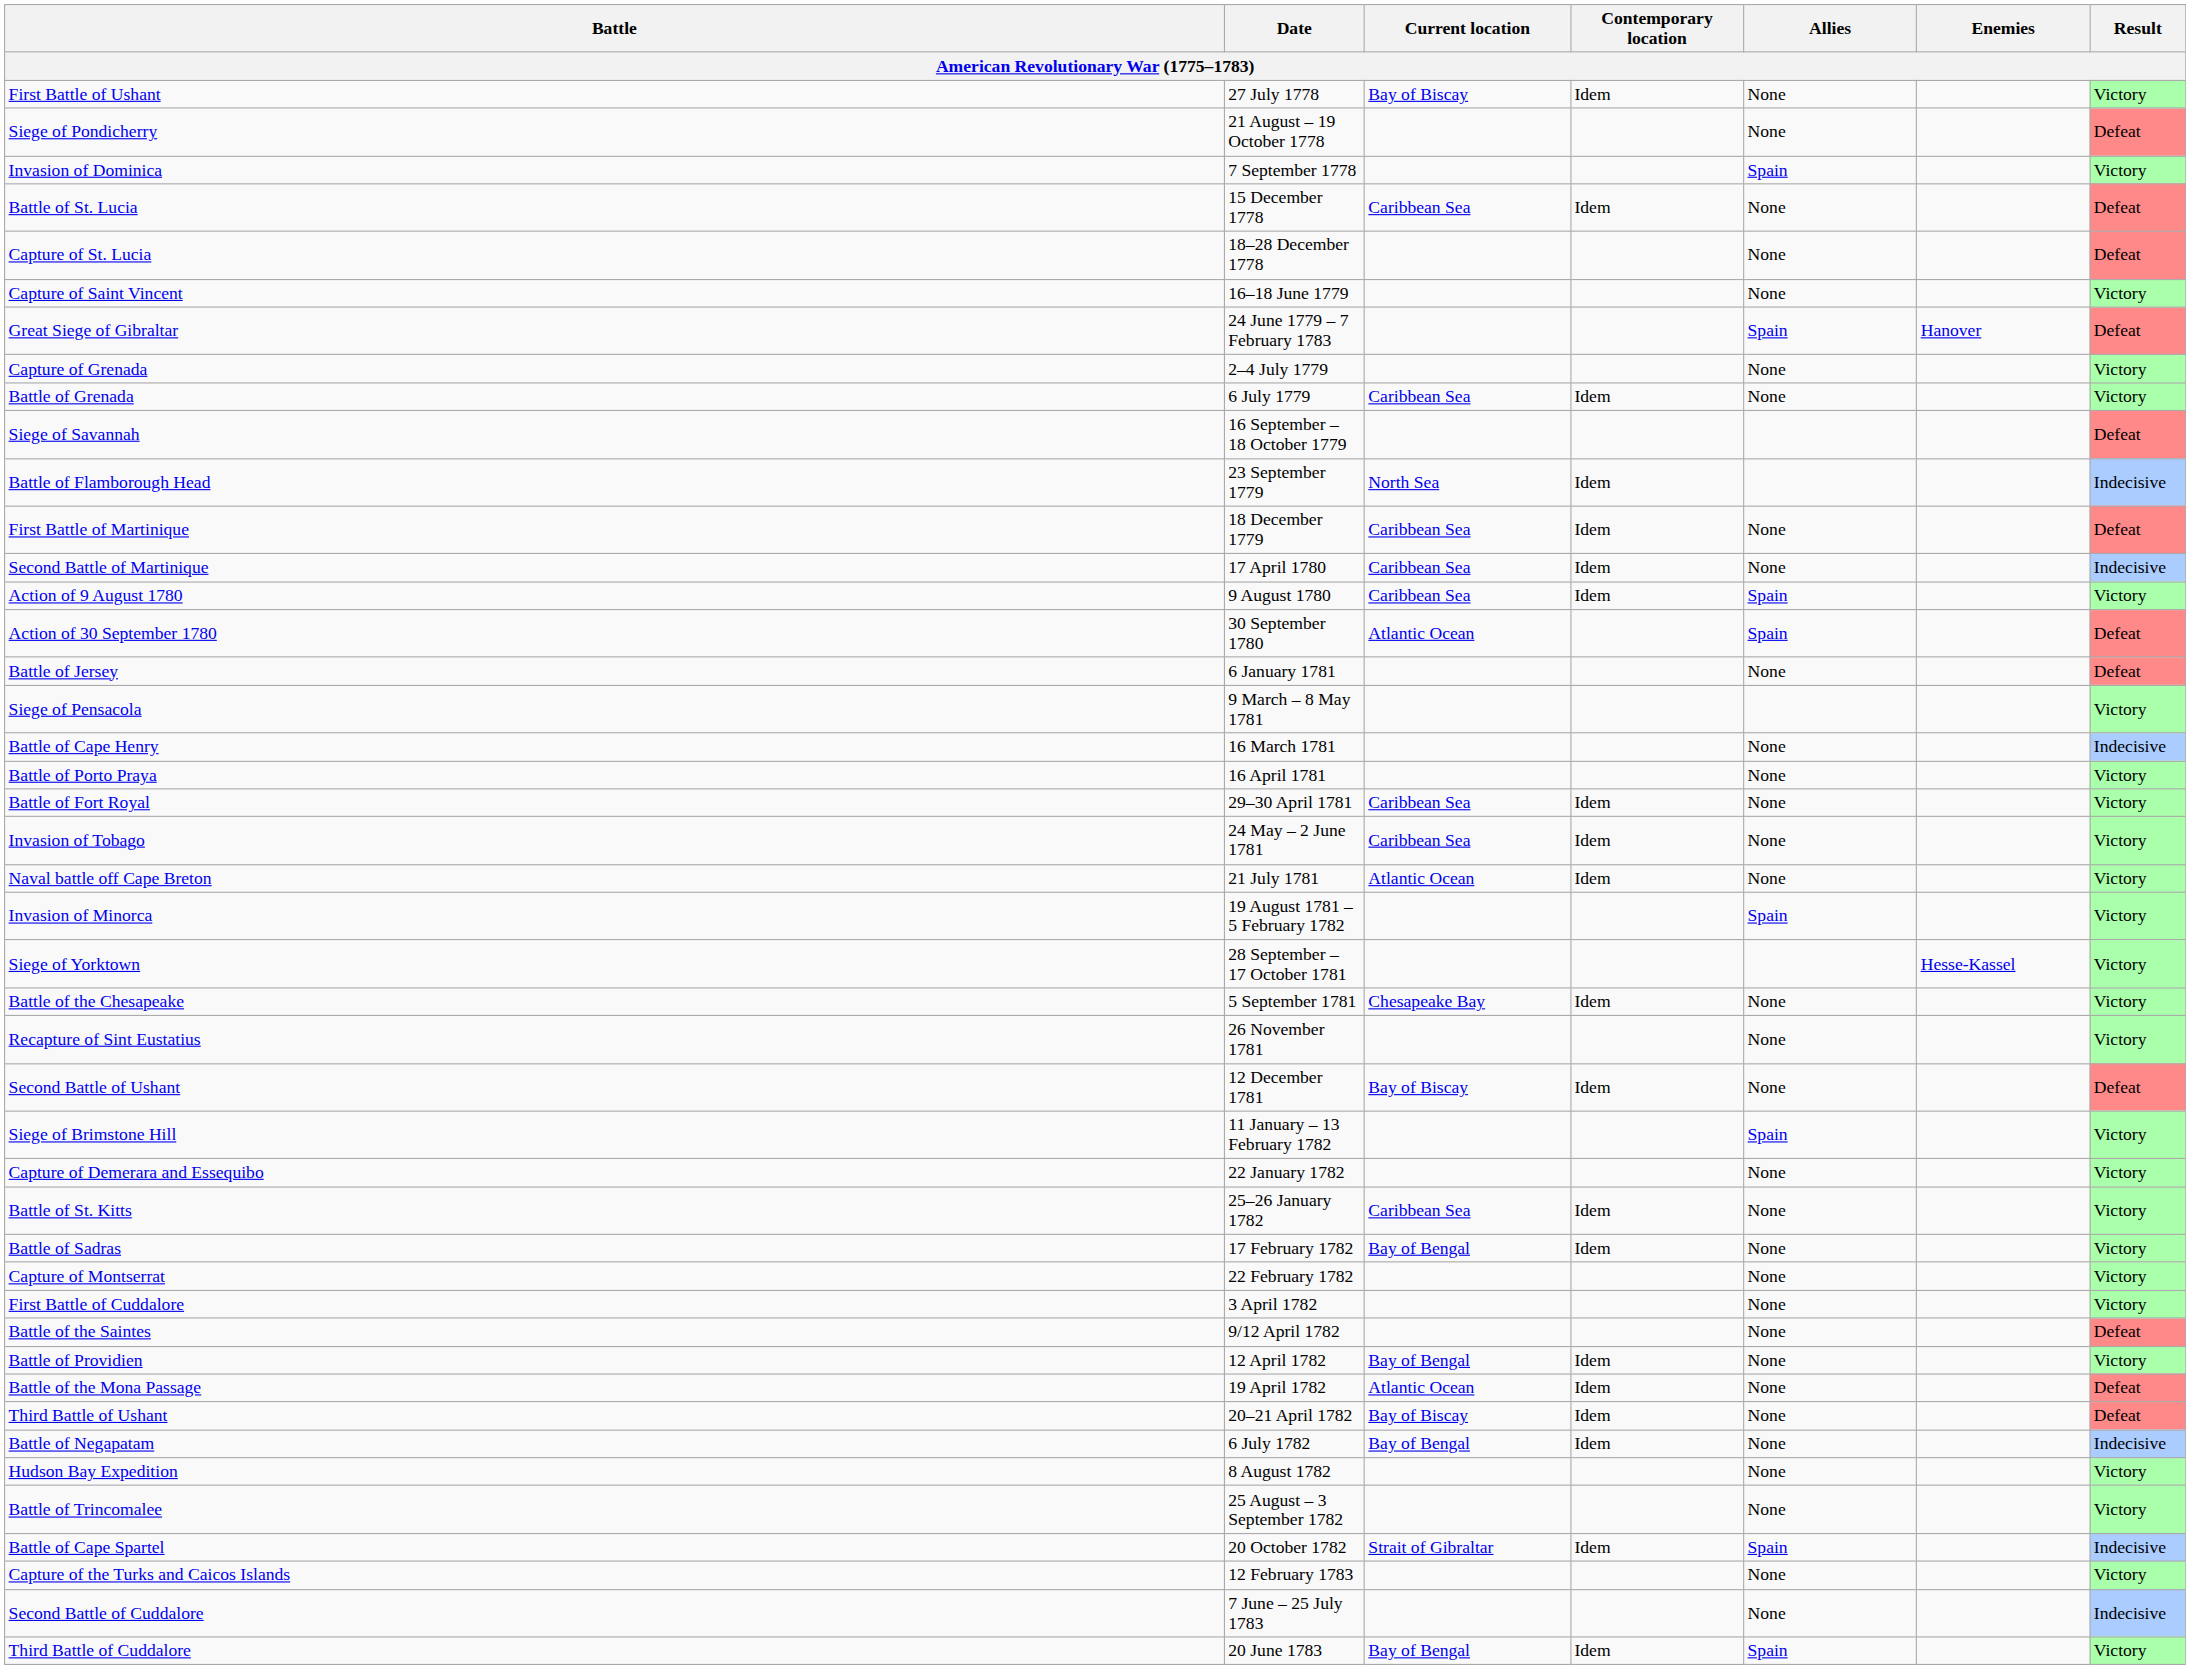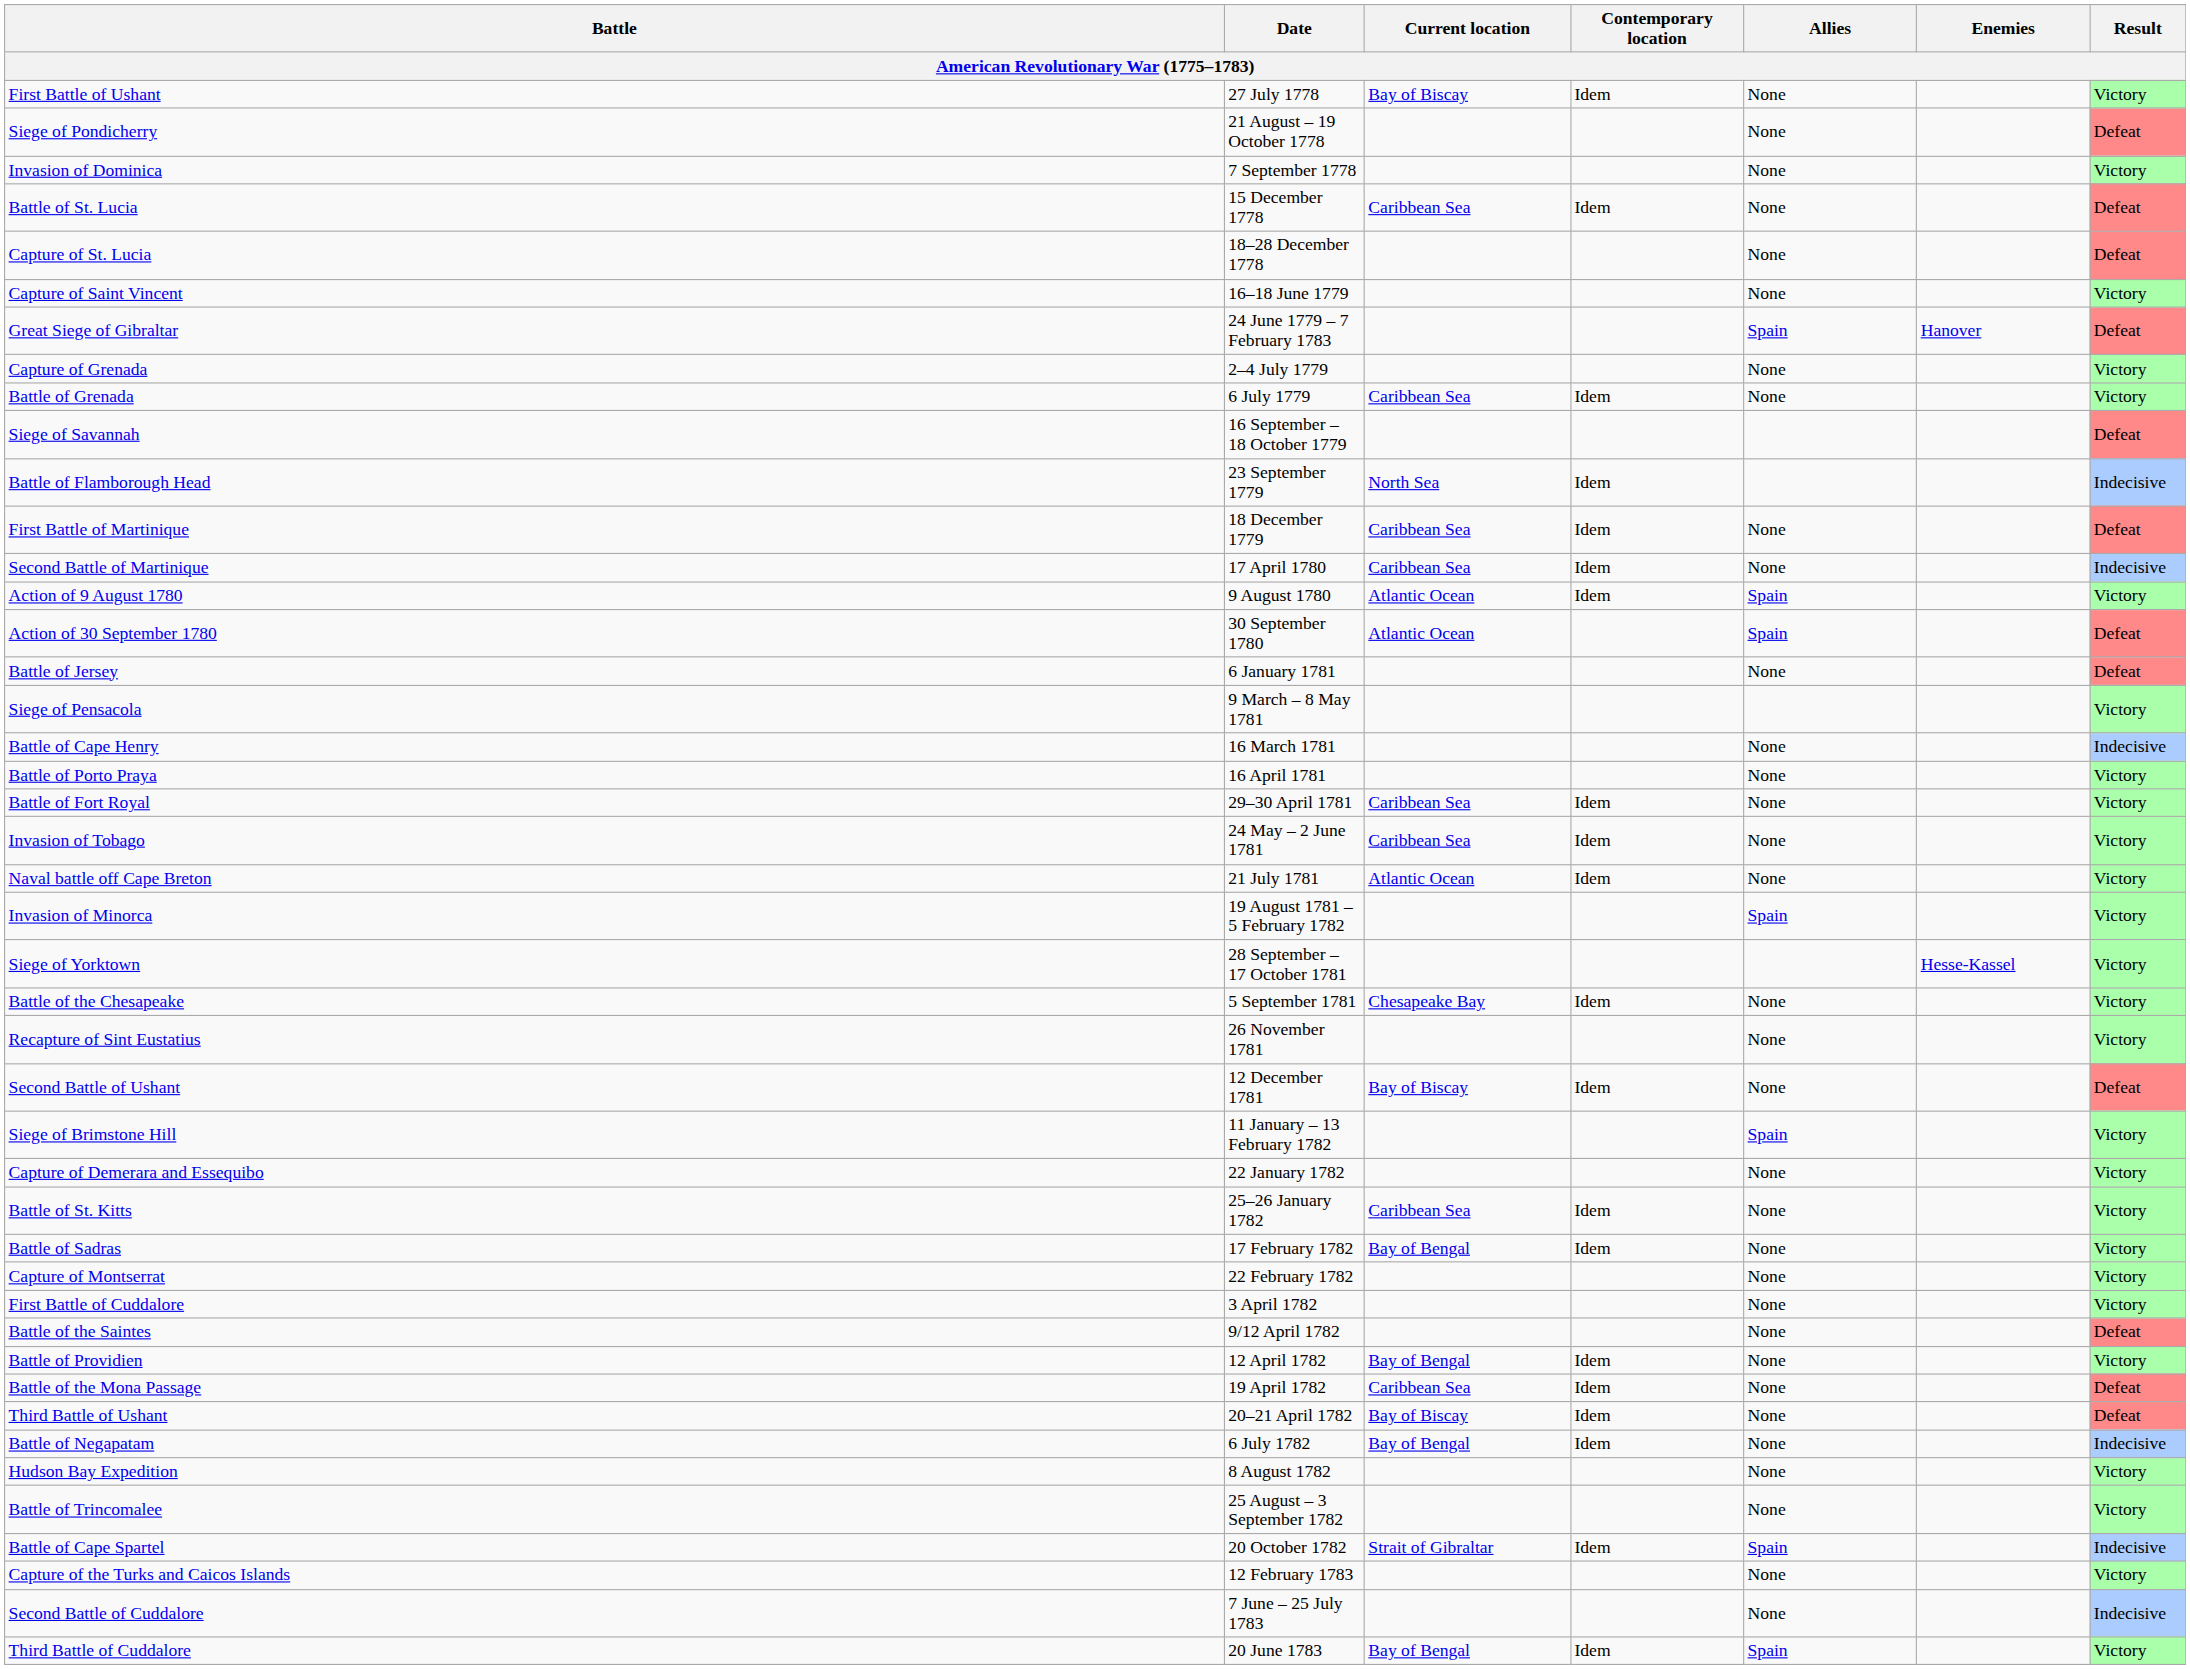(1768, 169) Spain -> (1767, 169) None
(1419, 595) Caribbean Sea -> (1421, 595) Atlantic Ocean
(1421, 1387) Atlantic Ocean -> (1419, 1387) Caribbean Sea
